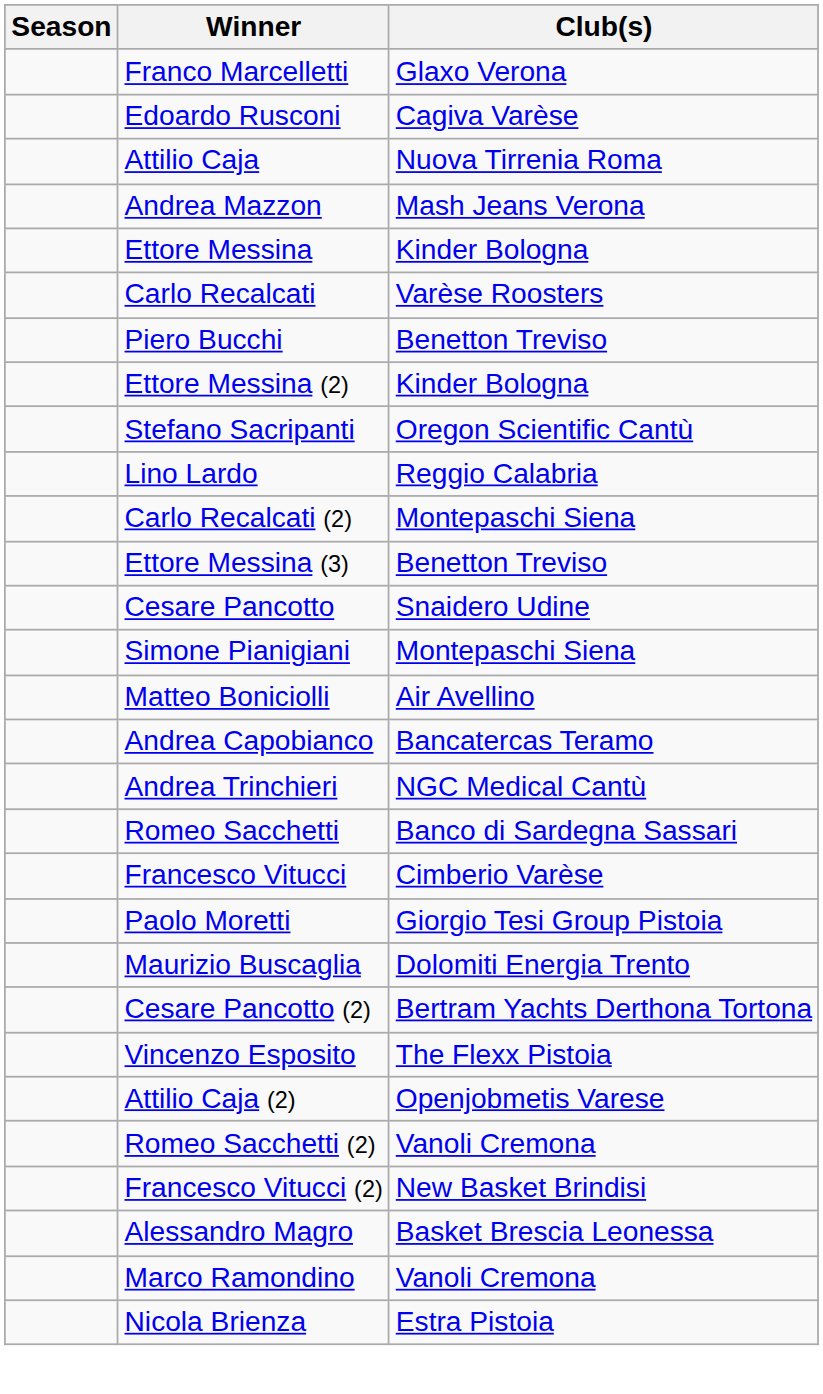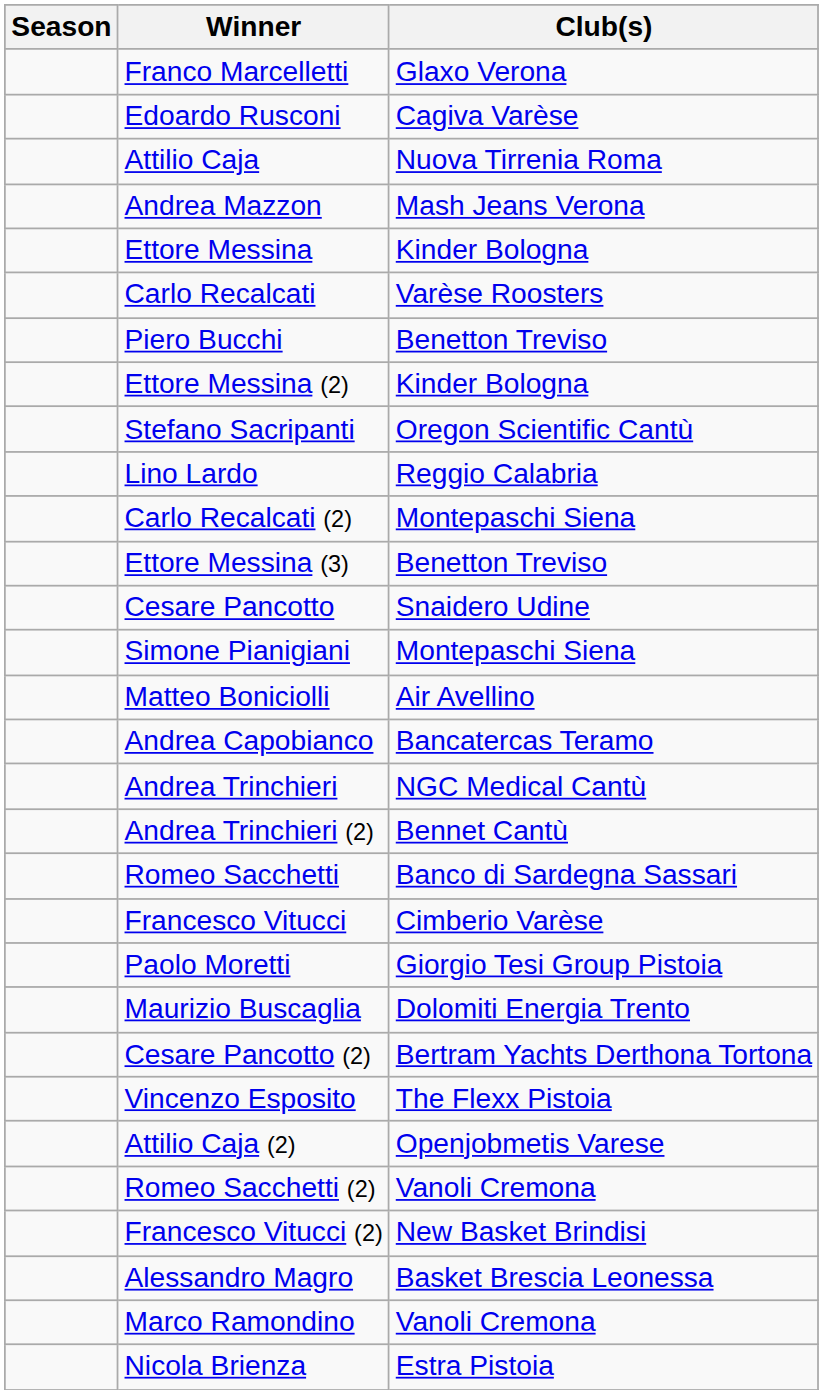+ row: (249, 830)
